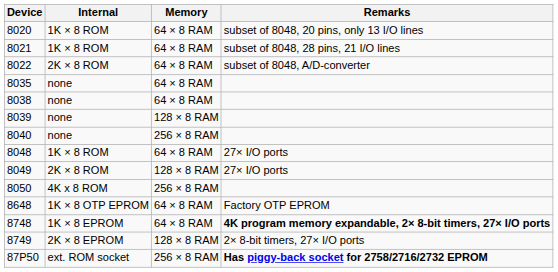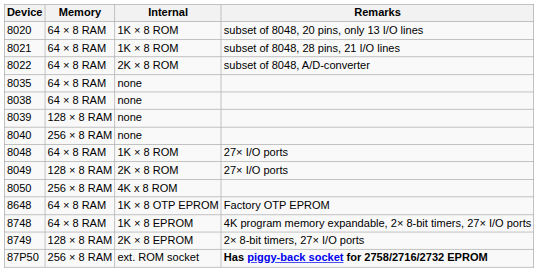columns swapped: (98, 13) <-> (186, 13)
(387, 223) bold -> (378, 223) normal
